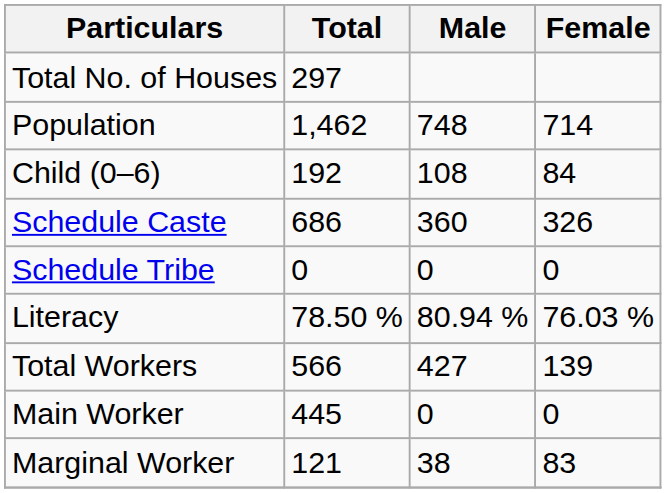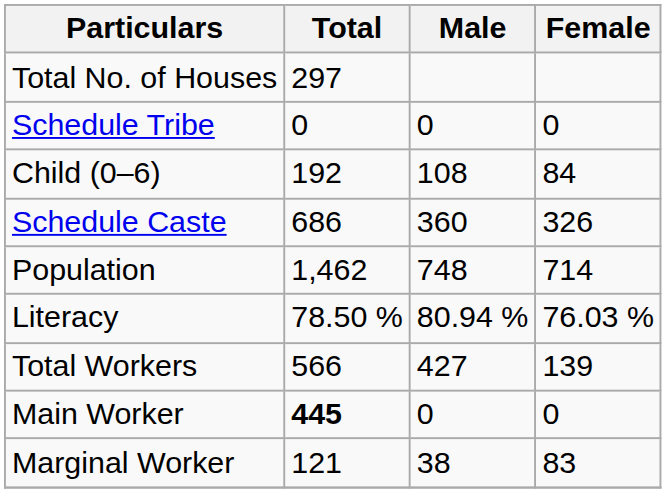rows swapped: (84, 125) <-> (113, 269)
(317, 414) normal -> (317, 414) bold
